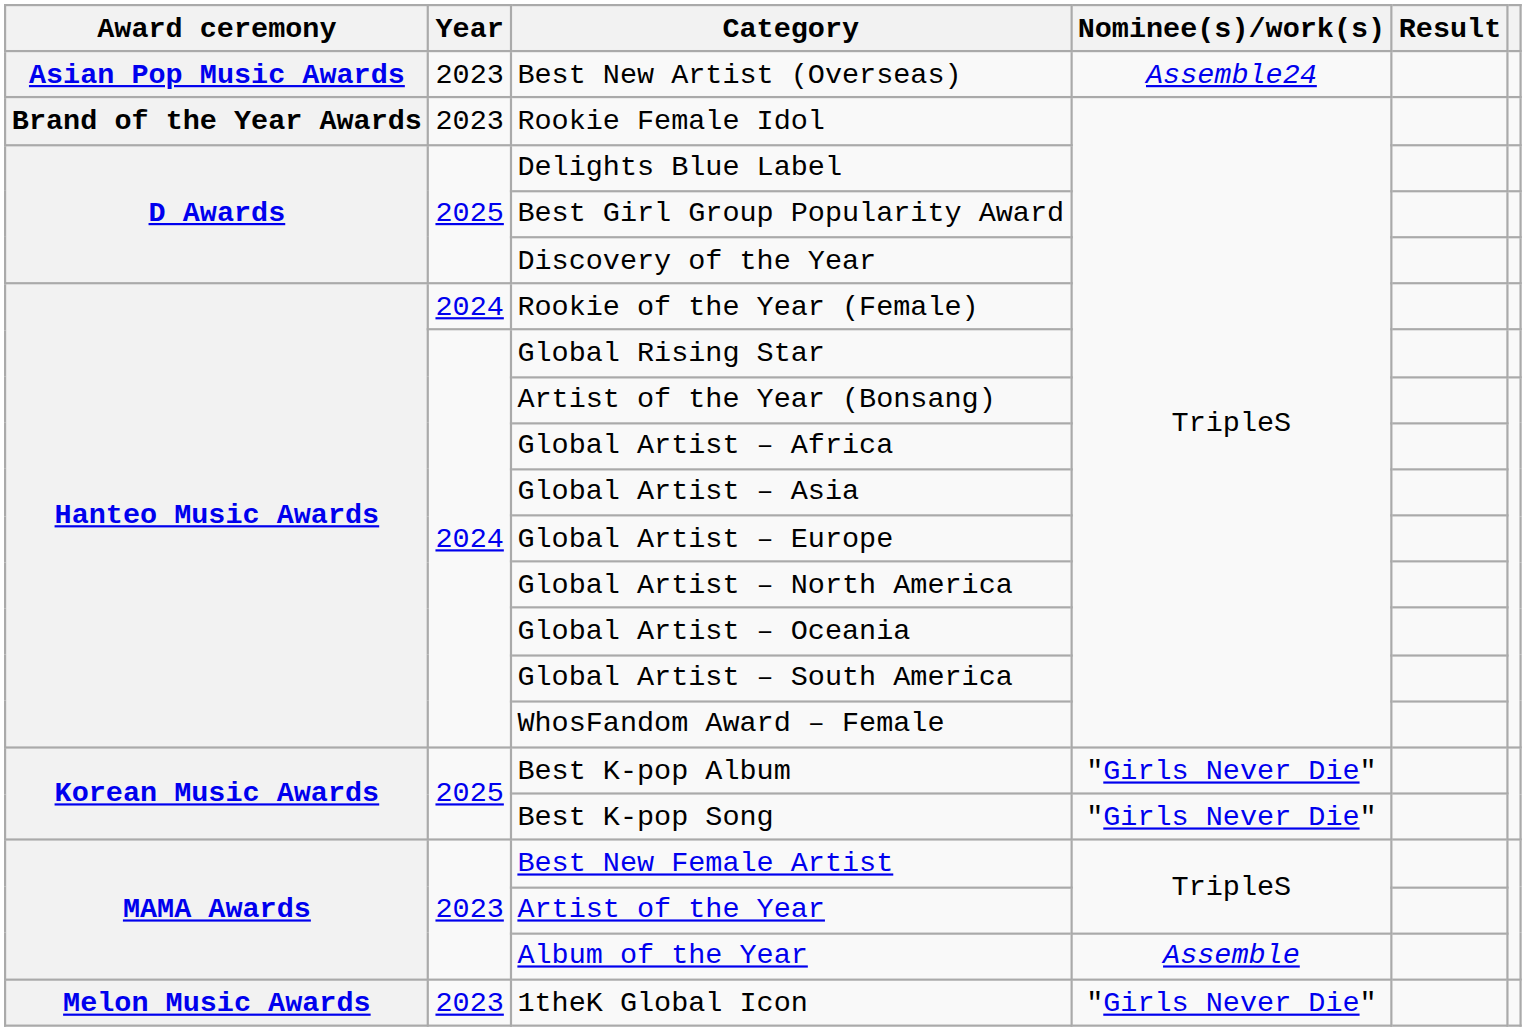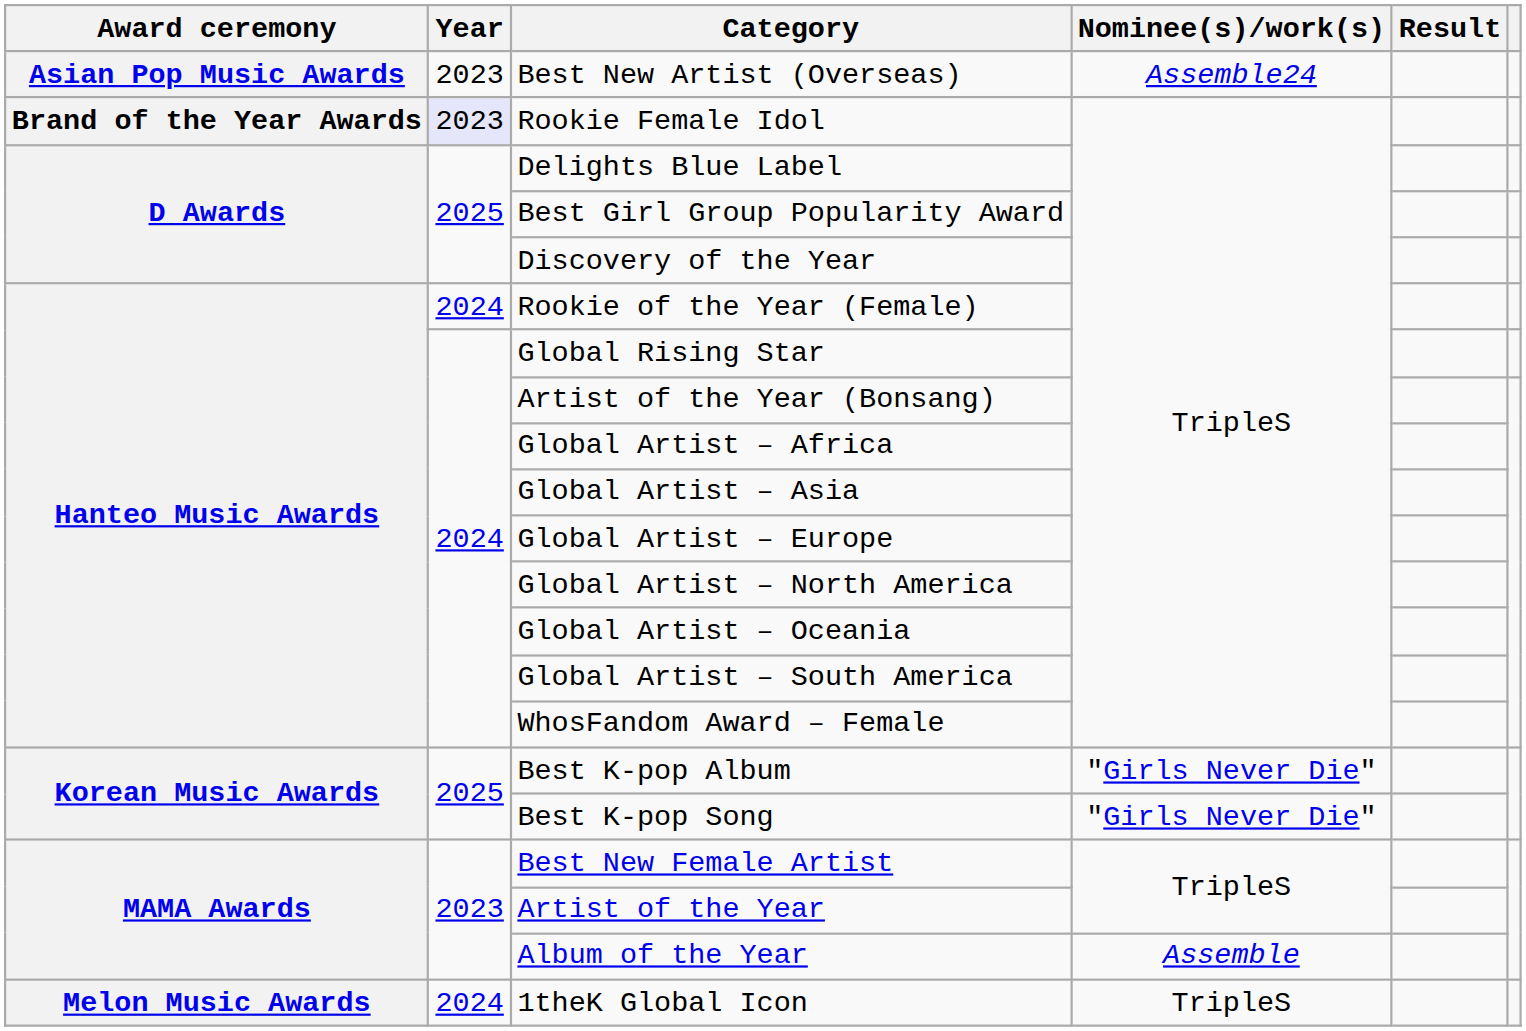(470, 121) no background -> (470, 121) lavender background
(470, 1003) 2023 -> (470, 1003) 2024
(1231, 1003) "Girls Never Die" -> (1231, 1003) TripleS
